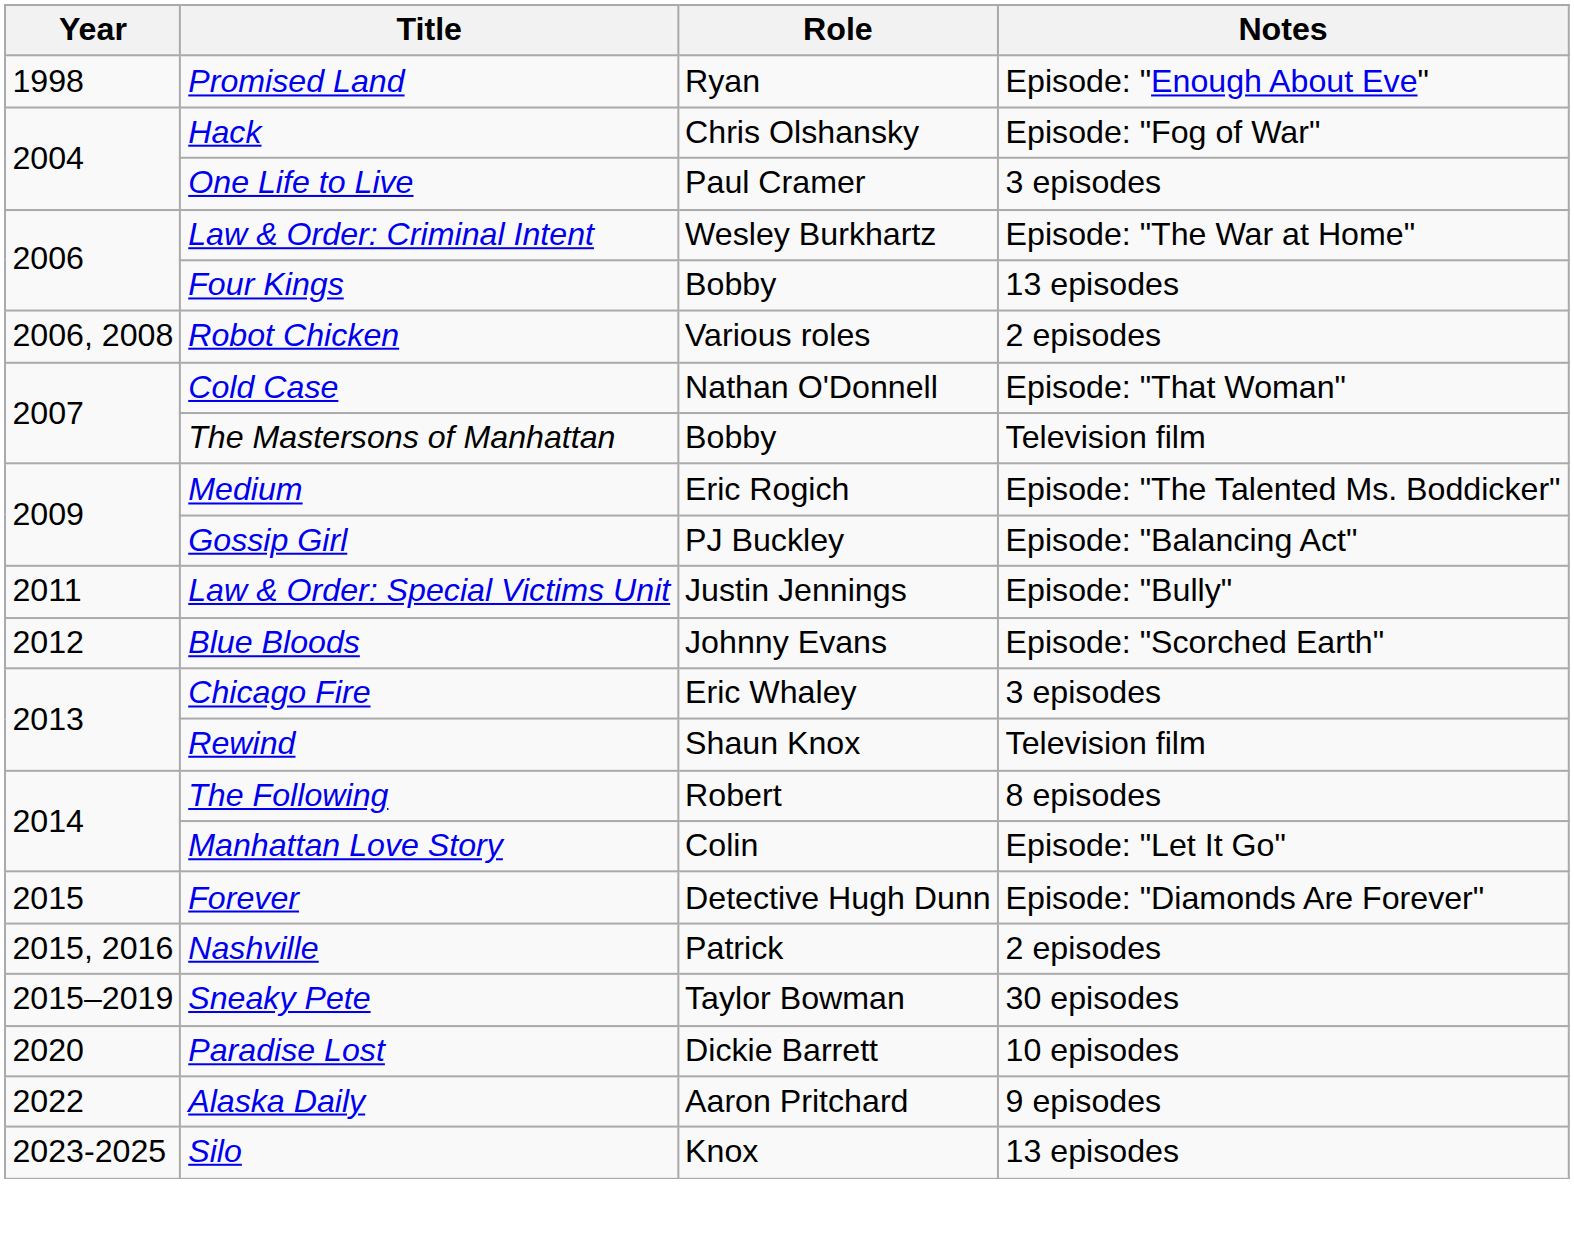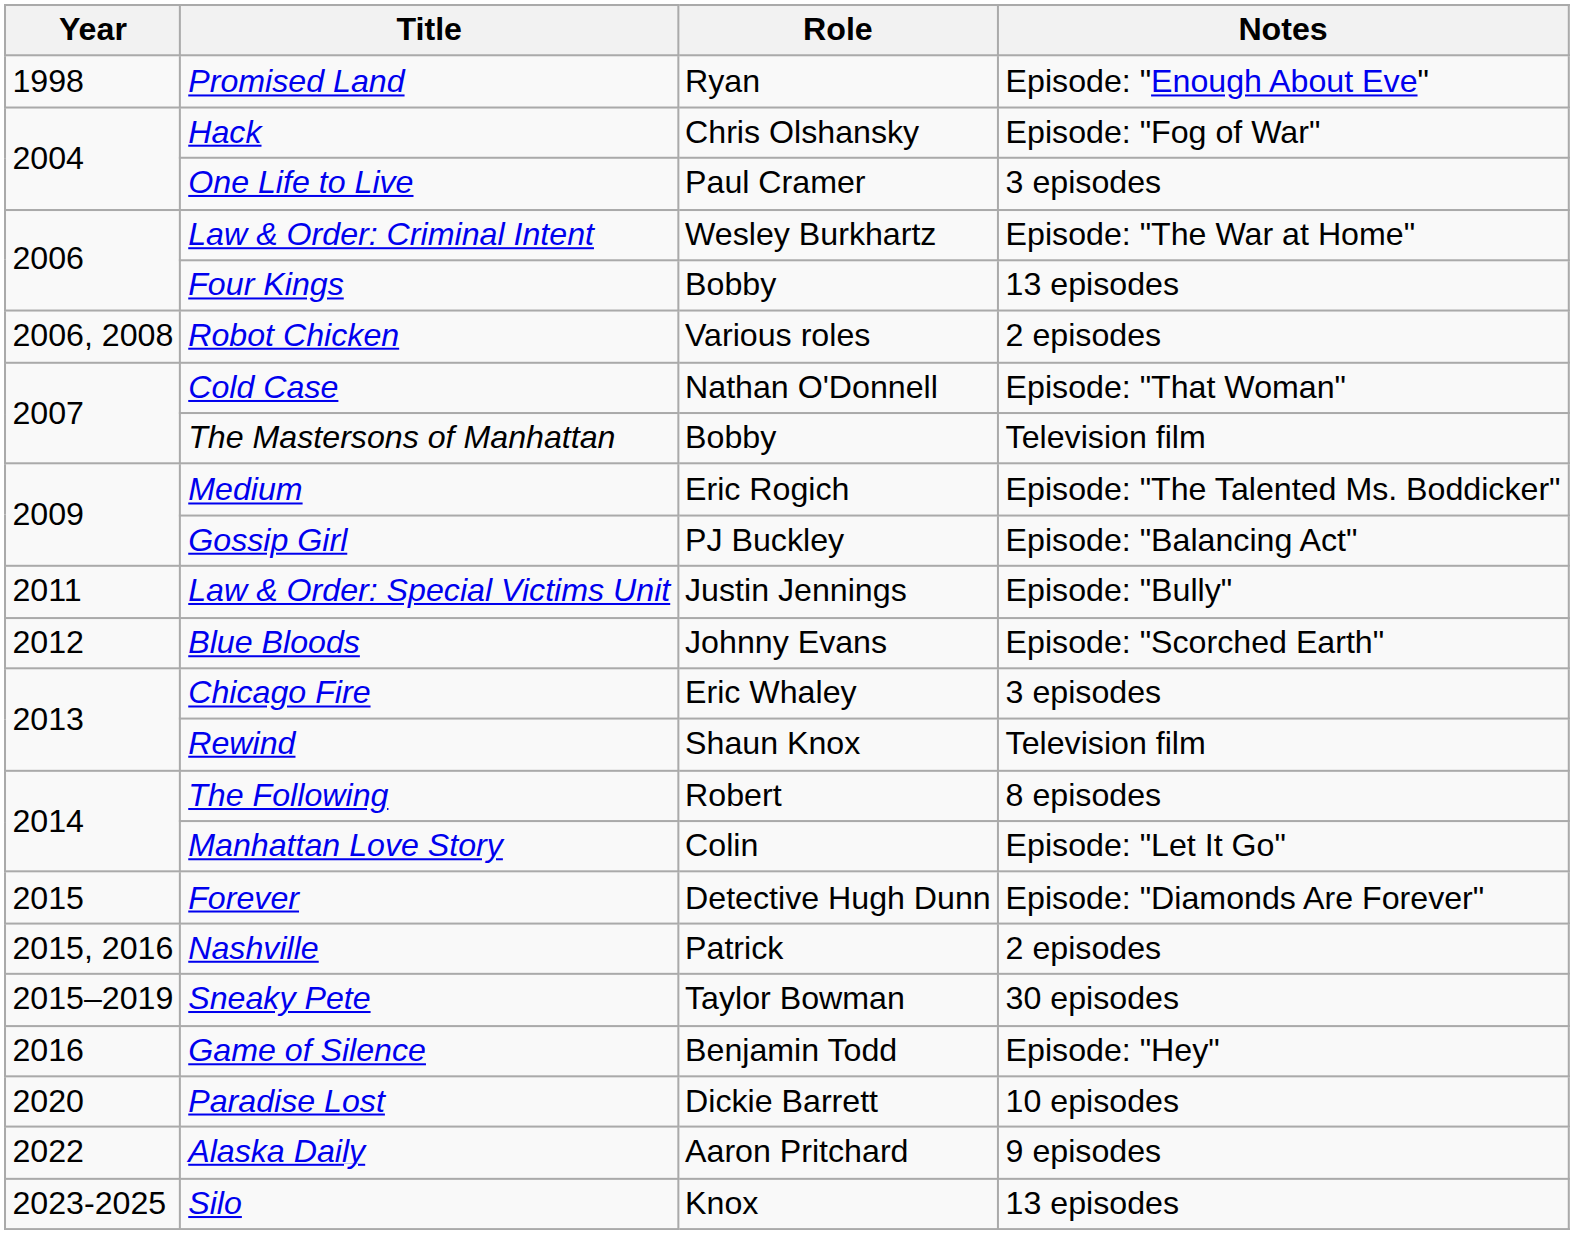+ row: (307, 1050)
